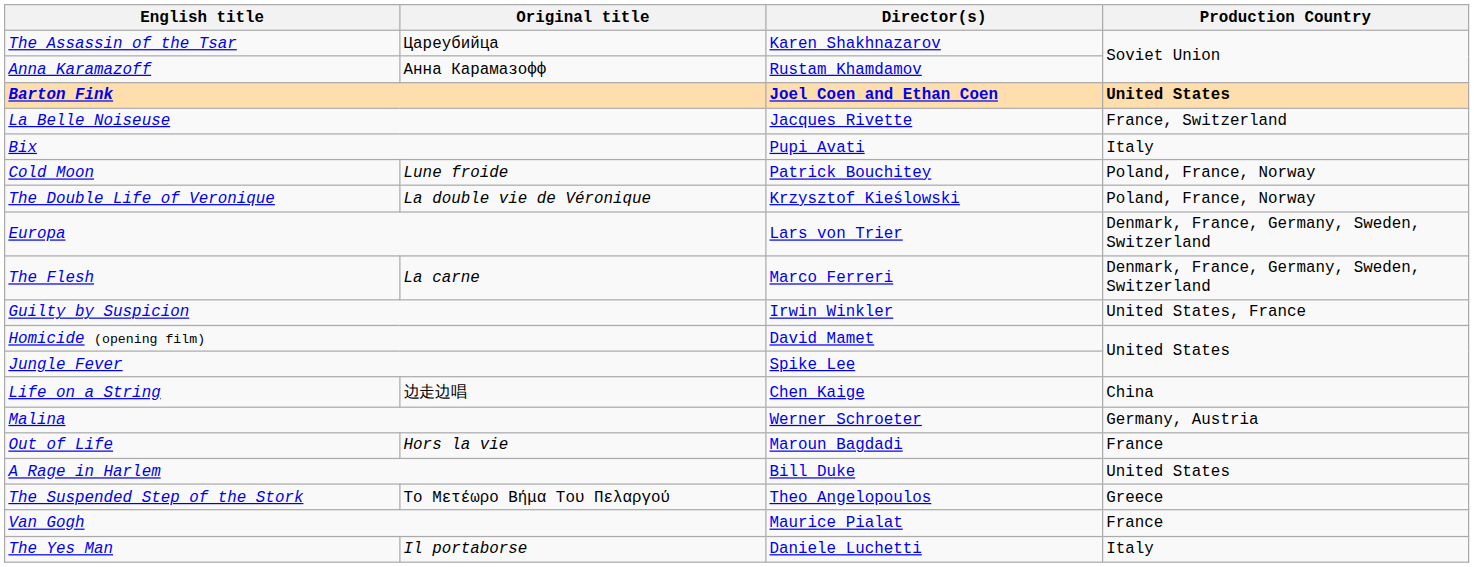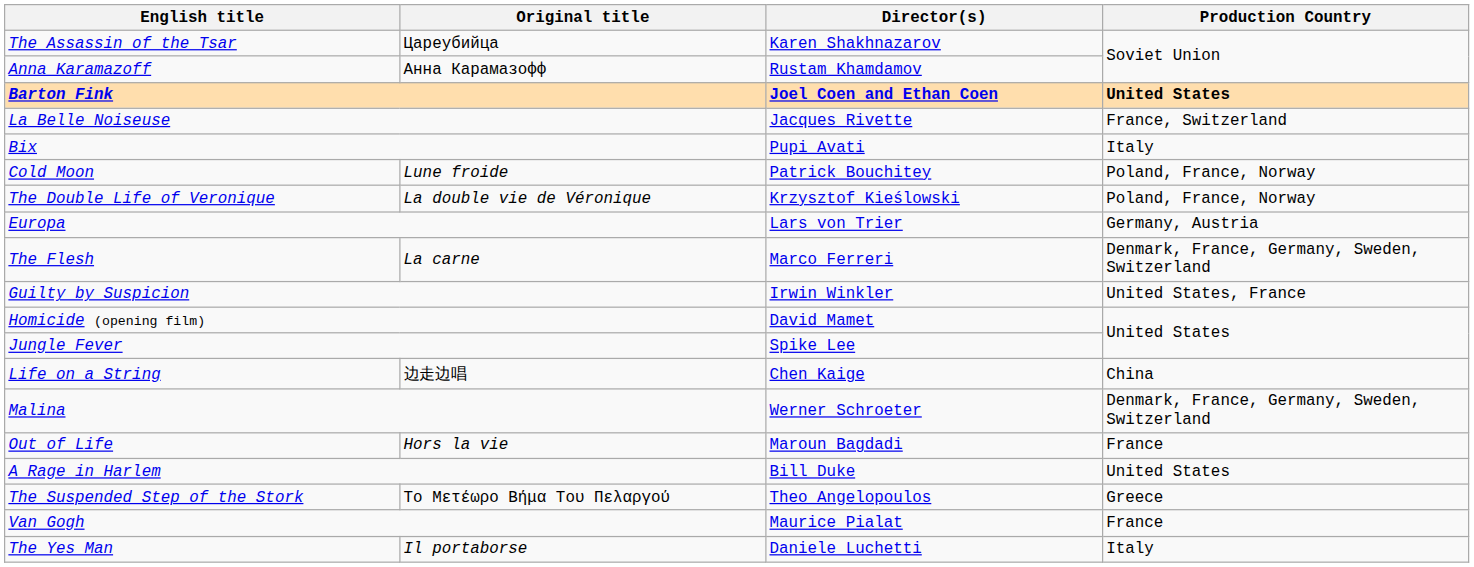(1263, 233) Denmark, France, Germany, Sweden, Switzerland -> (1182, 224) Germany, Austria
(1182, 420) Germany, Austria -> (1263, 411) Denmark, France, Germany, Sweden, Switzerland
